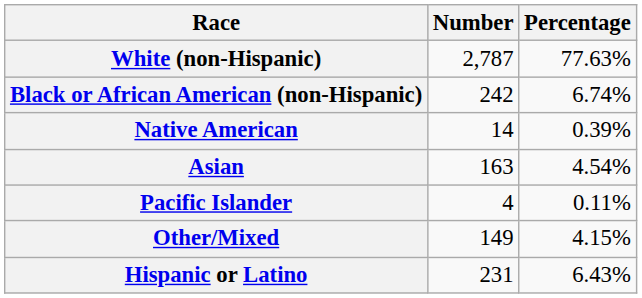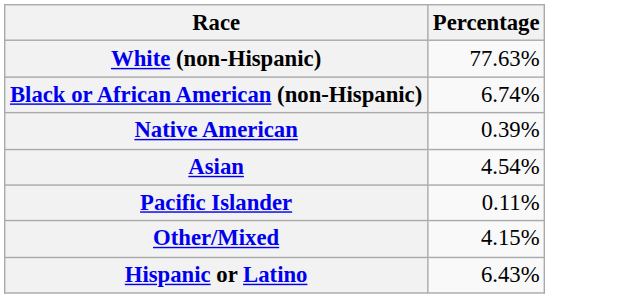- column: (473, 22)
